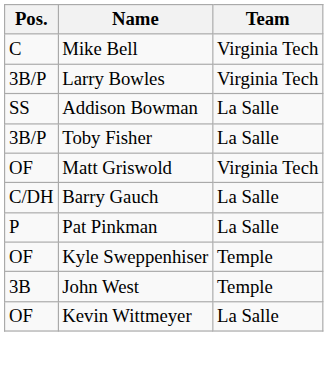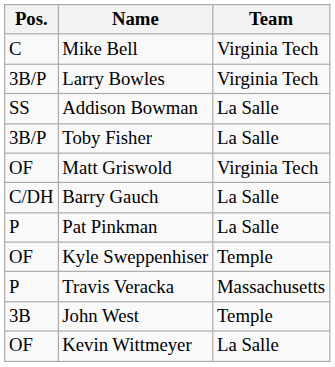+ row: (118, 286)
